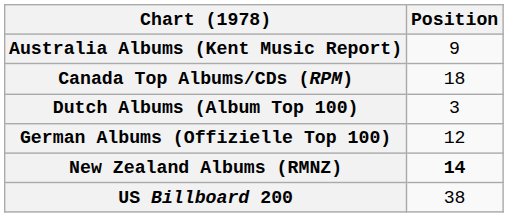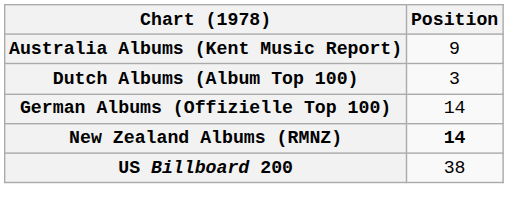- row: (206, 79)
(455, 138) 12 -> (455, 109) 14
